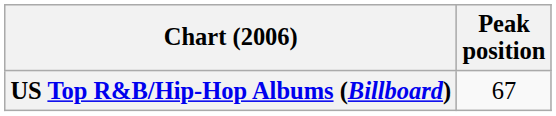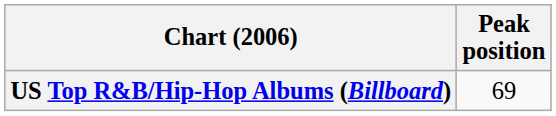(504, 90) 67 -> (504, 90) 69
